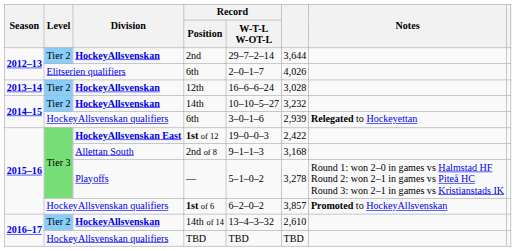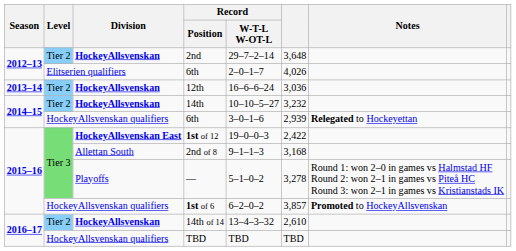(295, 55) 3,644 -> (295, 55) 3,648
(295, 87) 3,028 -> (295, 87) 3,036
